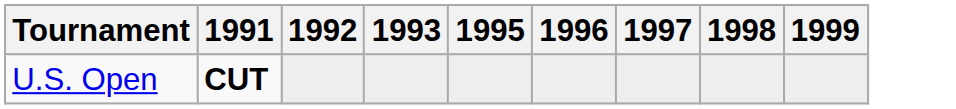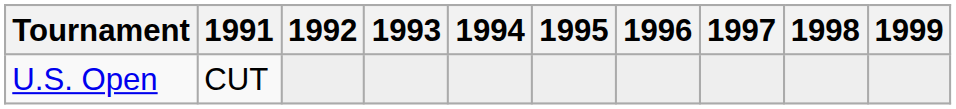+ column: (490, 30)
(236, 79) bold -> (236, 79) normal
